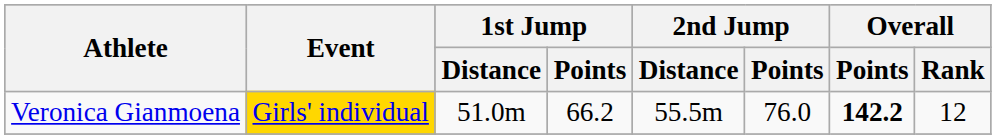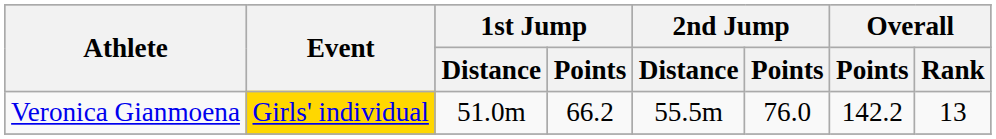(872, 112) bold -> (872, 112) normal
(953, 112) 12 -> (953, 112) 13
